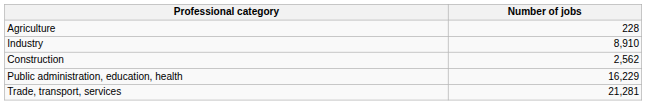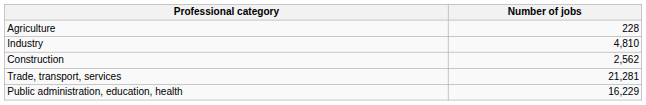(626, 44) 8,910 -> (626, 44) 4,810
rows swapped: (64, 92) <-> (95, 76)
